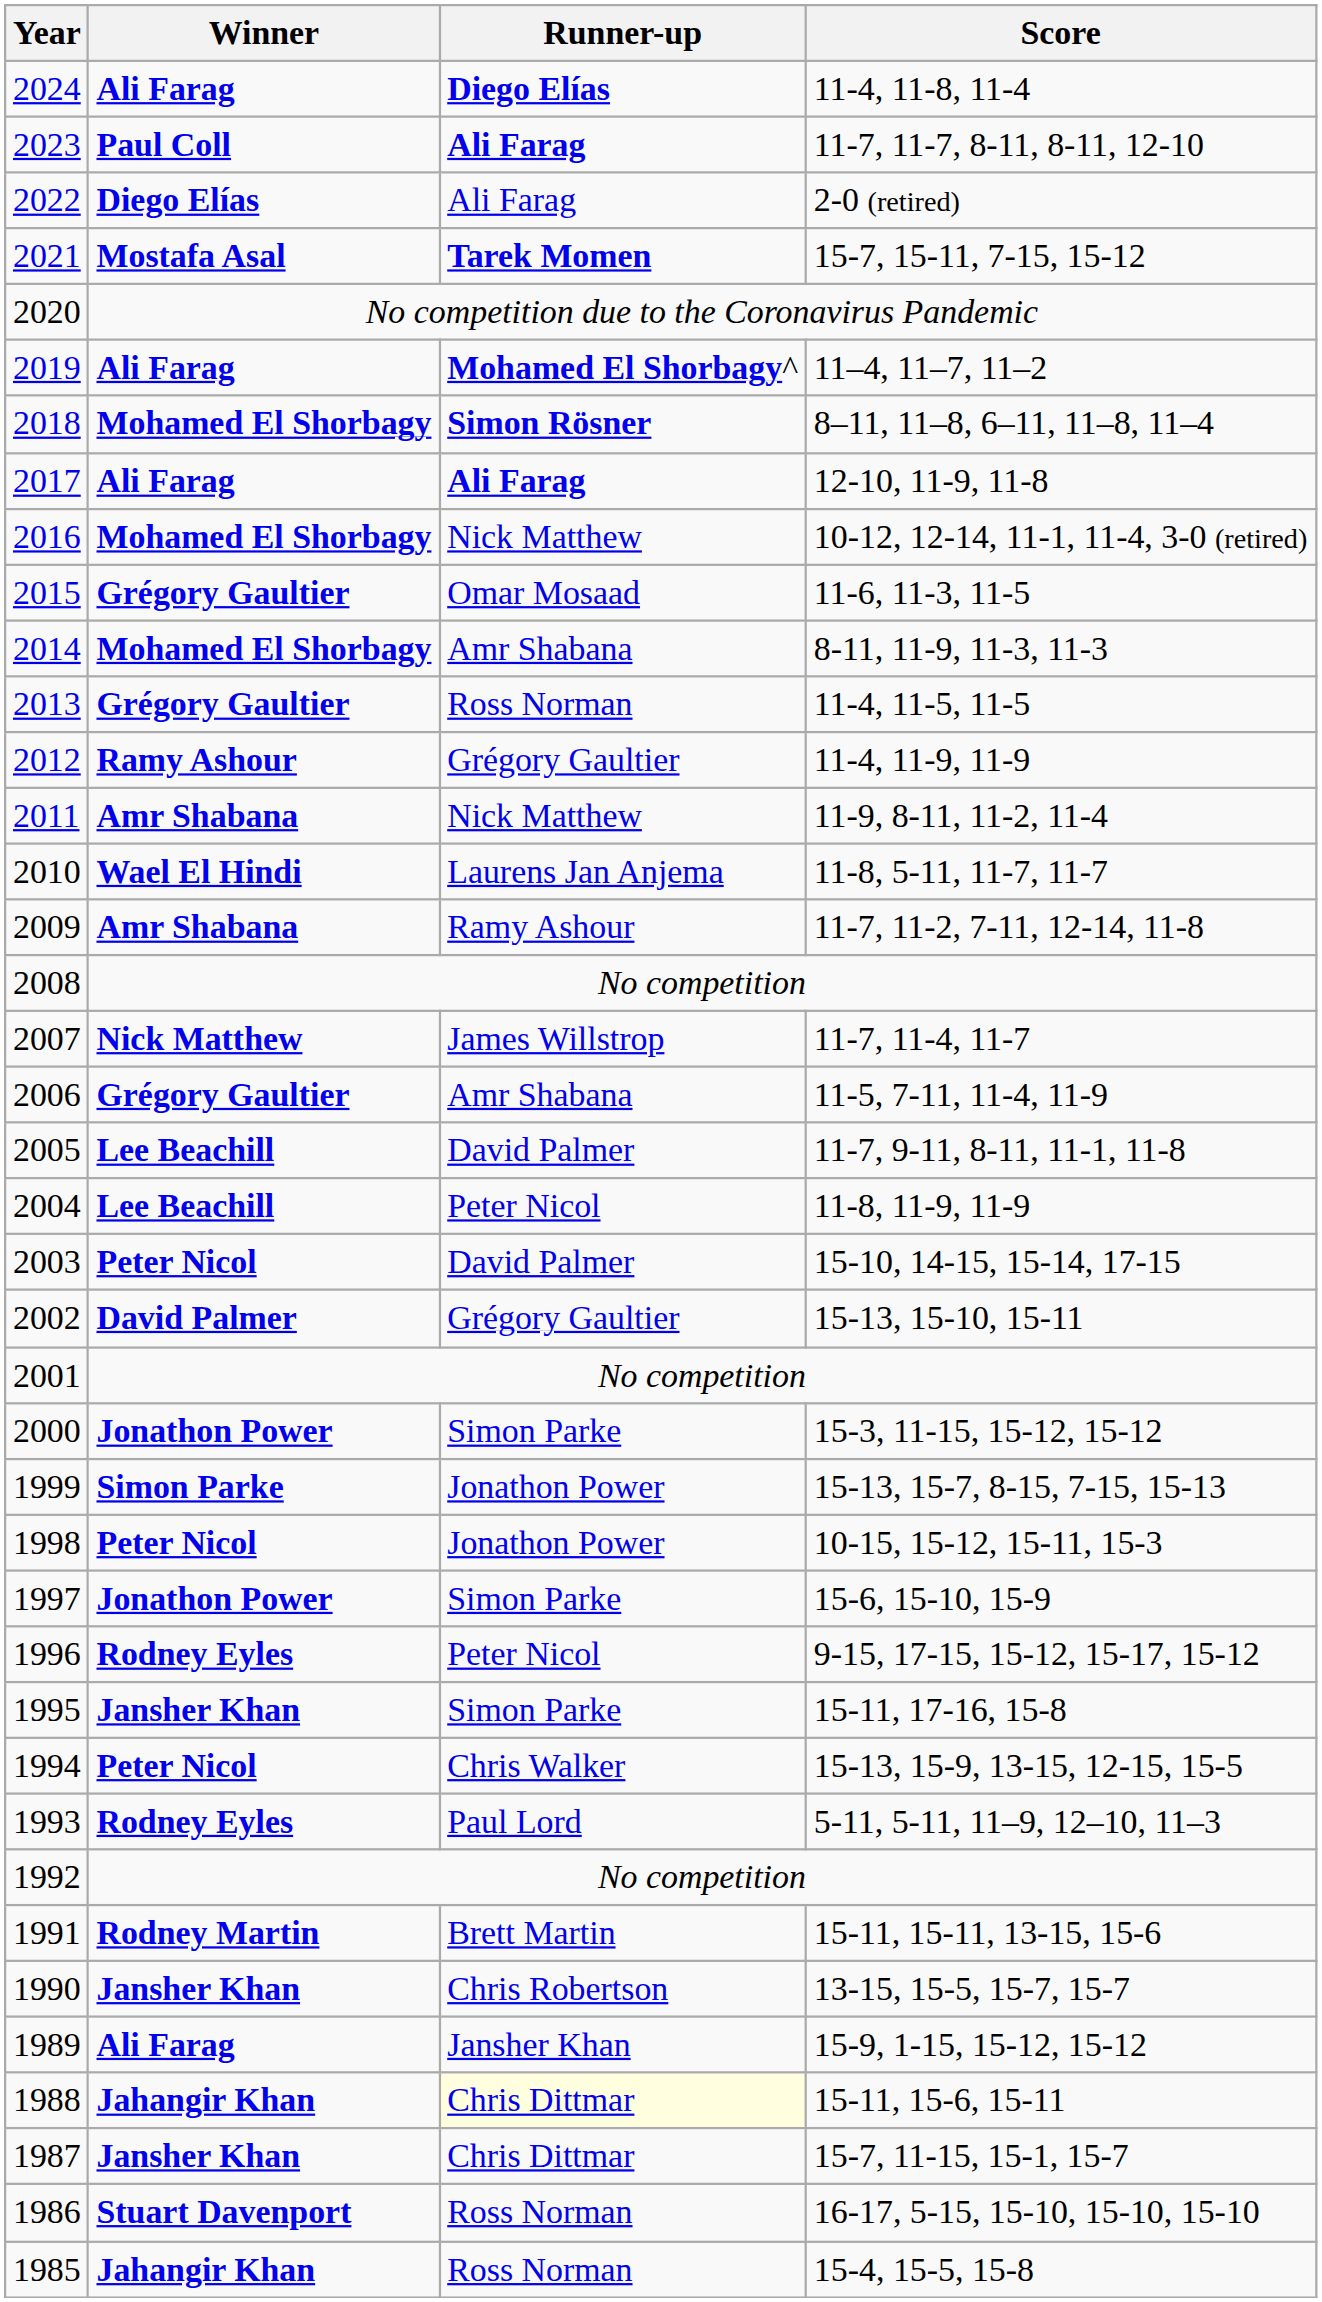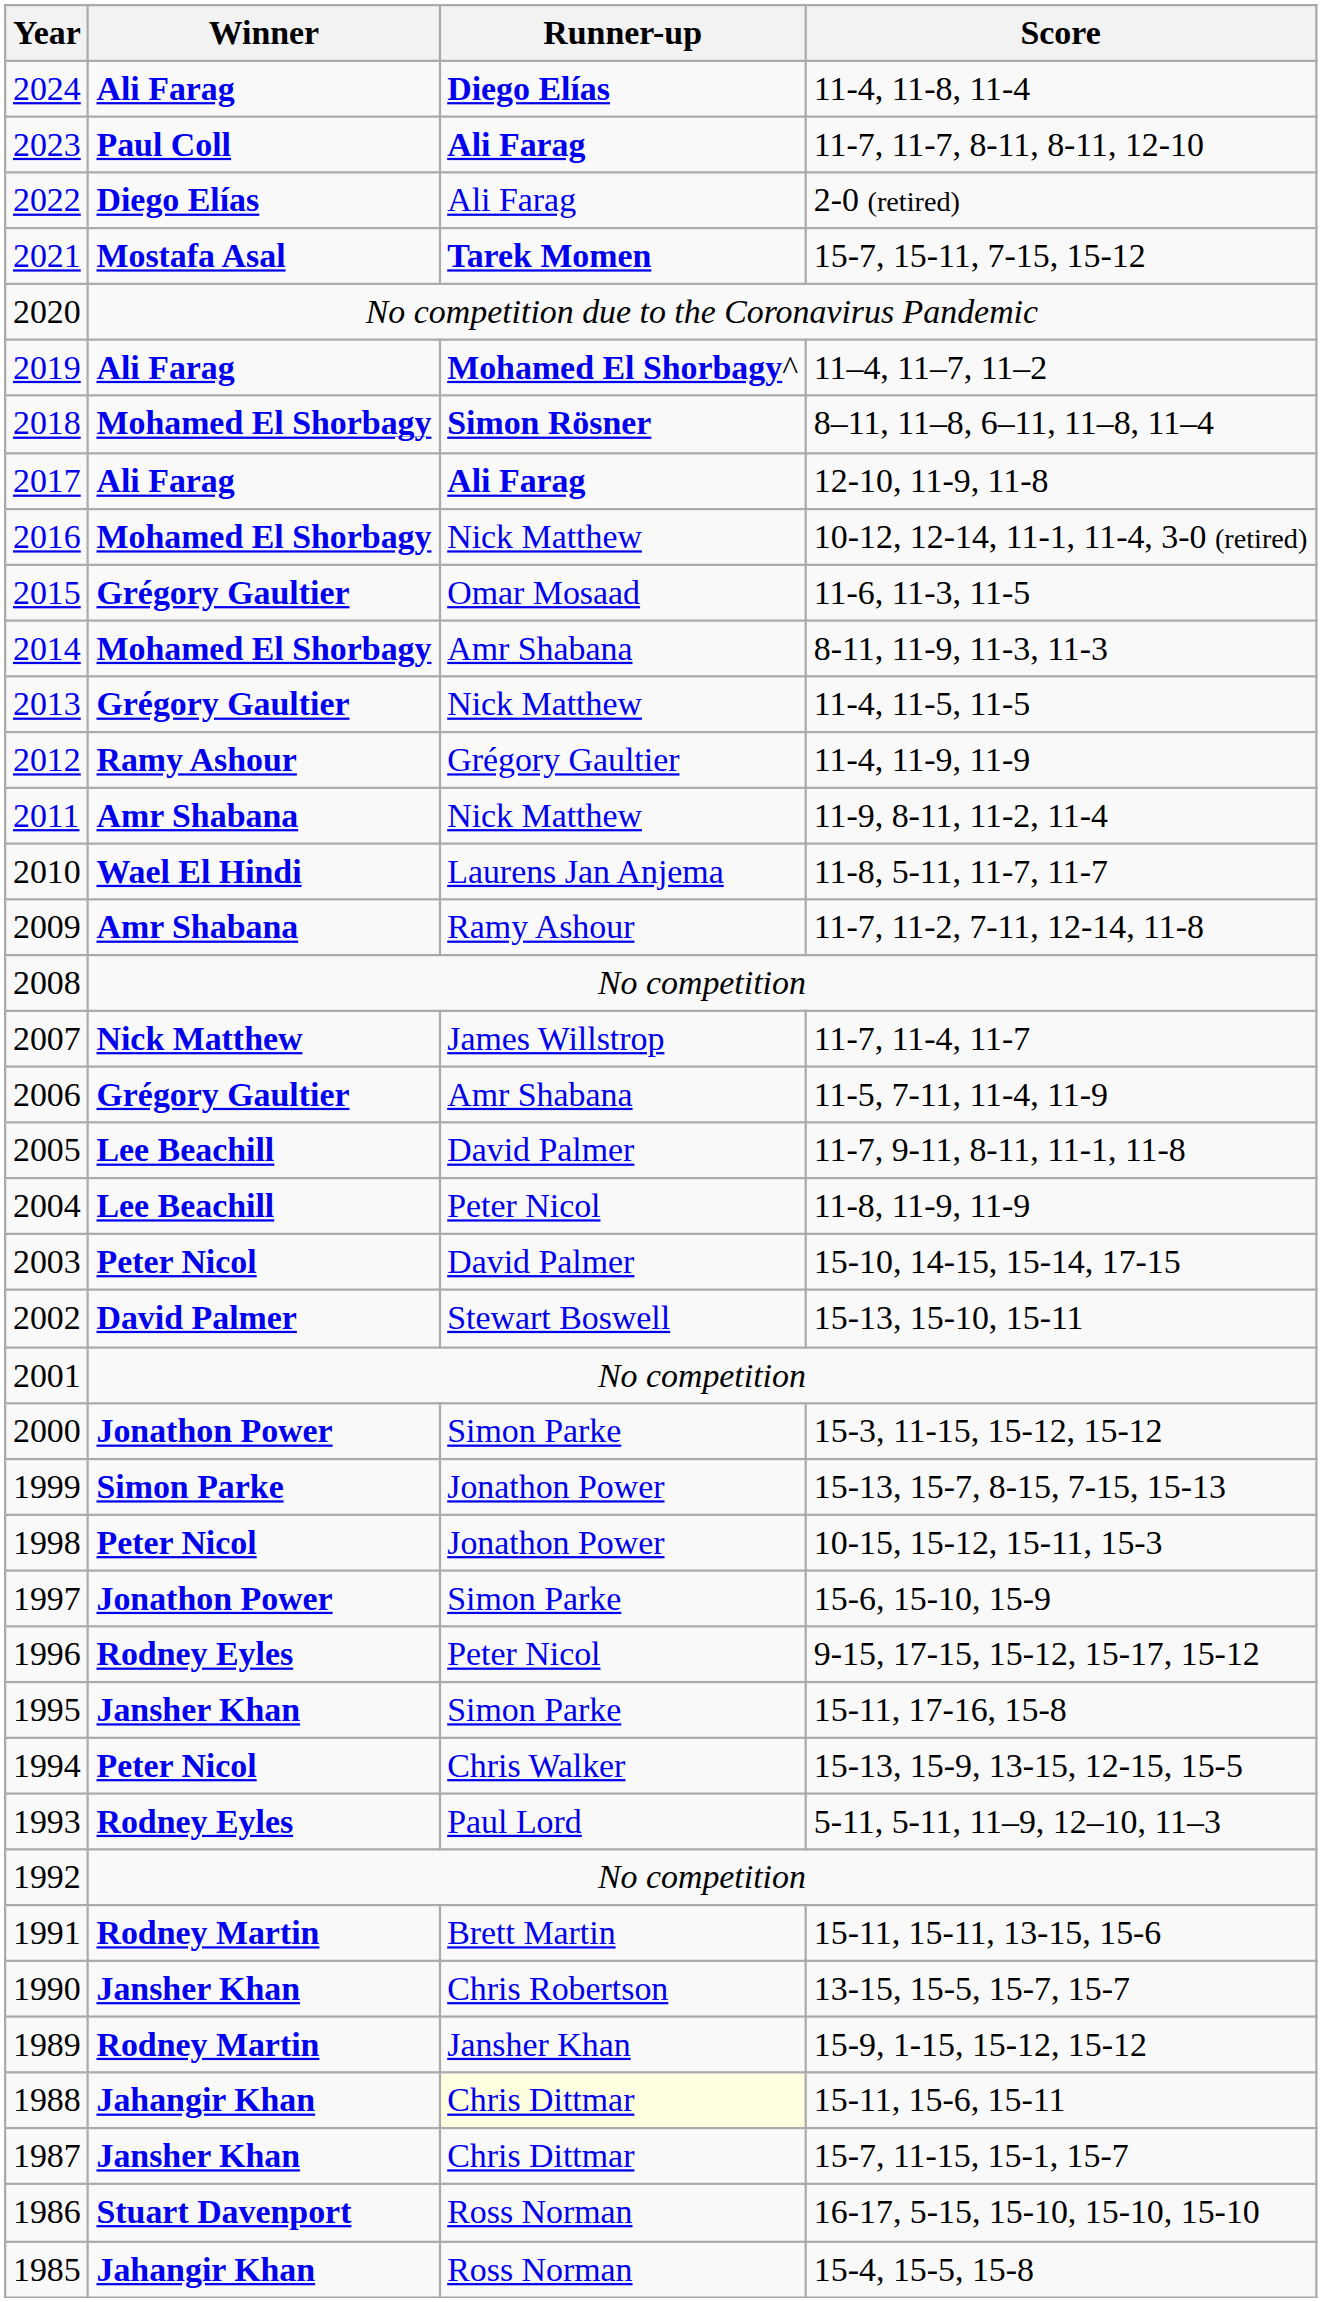(540, 703) Ross Norman -> (545, 703) Nick Matthew
(563, 1318) Grégory Gaultier -> (559, 1318) Stewart Boswell
(166, 2044) Ali Farag -> (208, 2044) Rodney Martin
